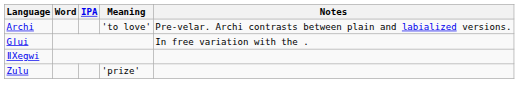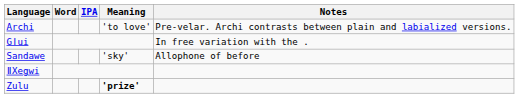+ row: (26, 56)
(121, 71) normal -> (121, 86) bold
